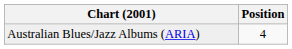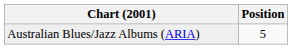(263, 34) 4 -> (263, 34) 5
